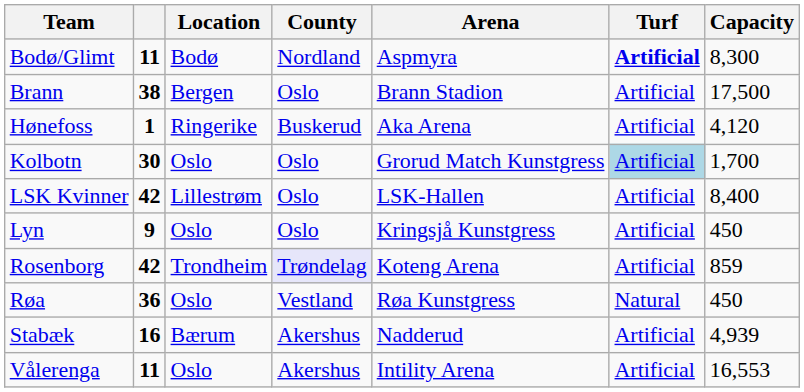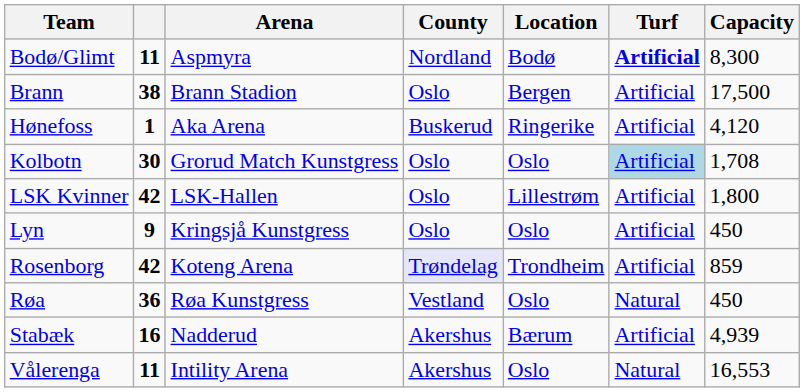columns swapped: (219, 21) <-> (491, 21)
(735, 160) 1,700 -> (735, 160) 1,708
(735, 195) 8,400 -> (735, 195) 1,800
(655, 369) Artificial -> (647, 369) Natural
